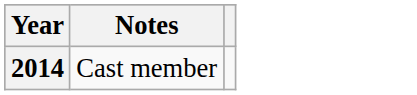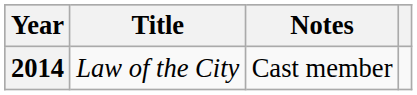+ column: (158, 25)
